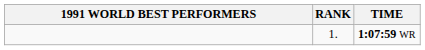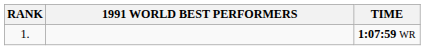columns swapped: (333, 14) <-> (158, 14)
